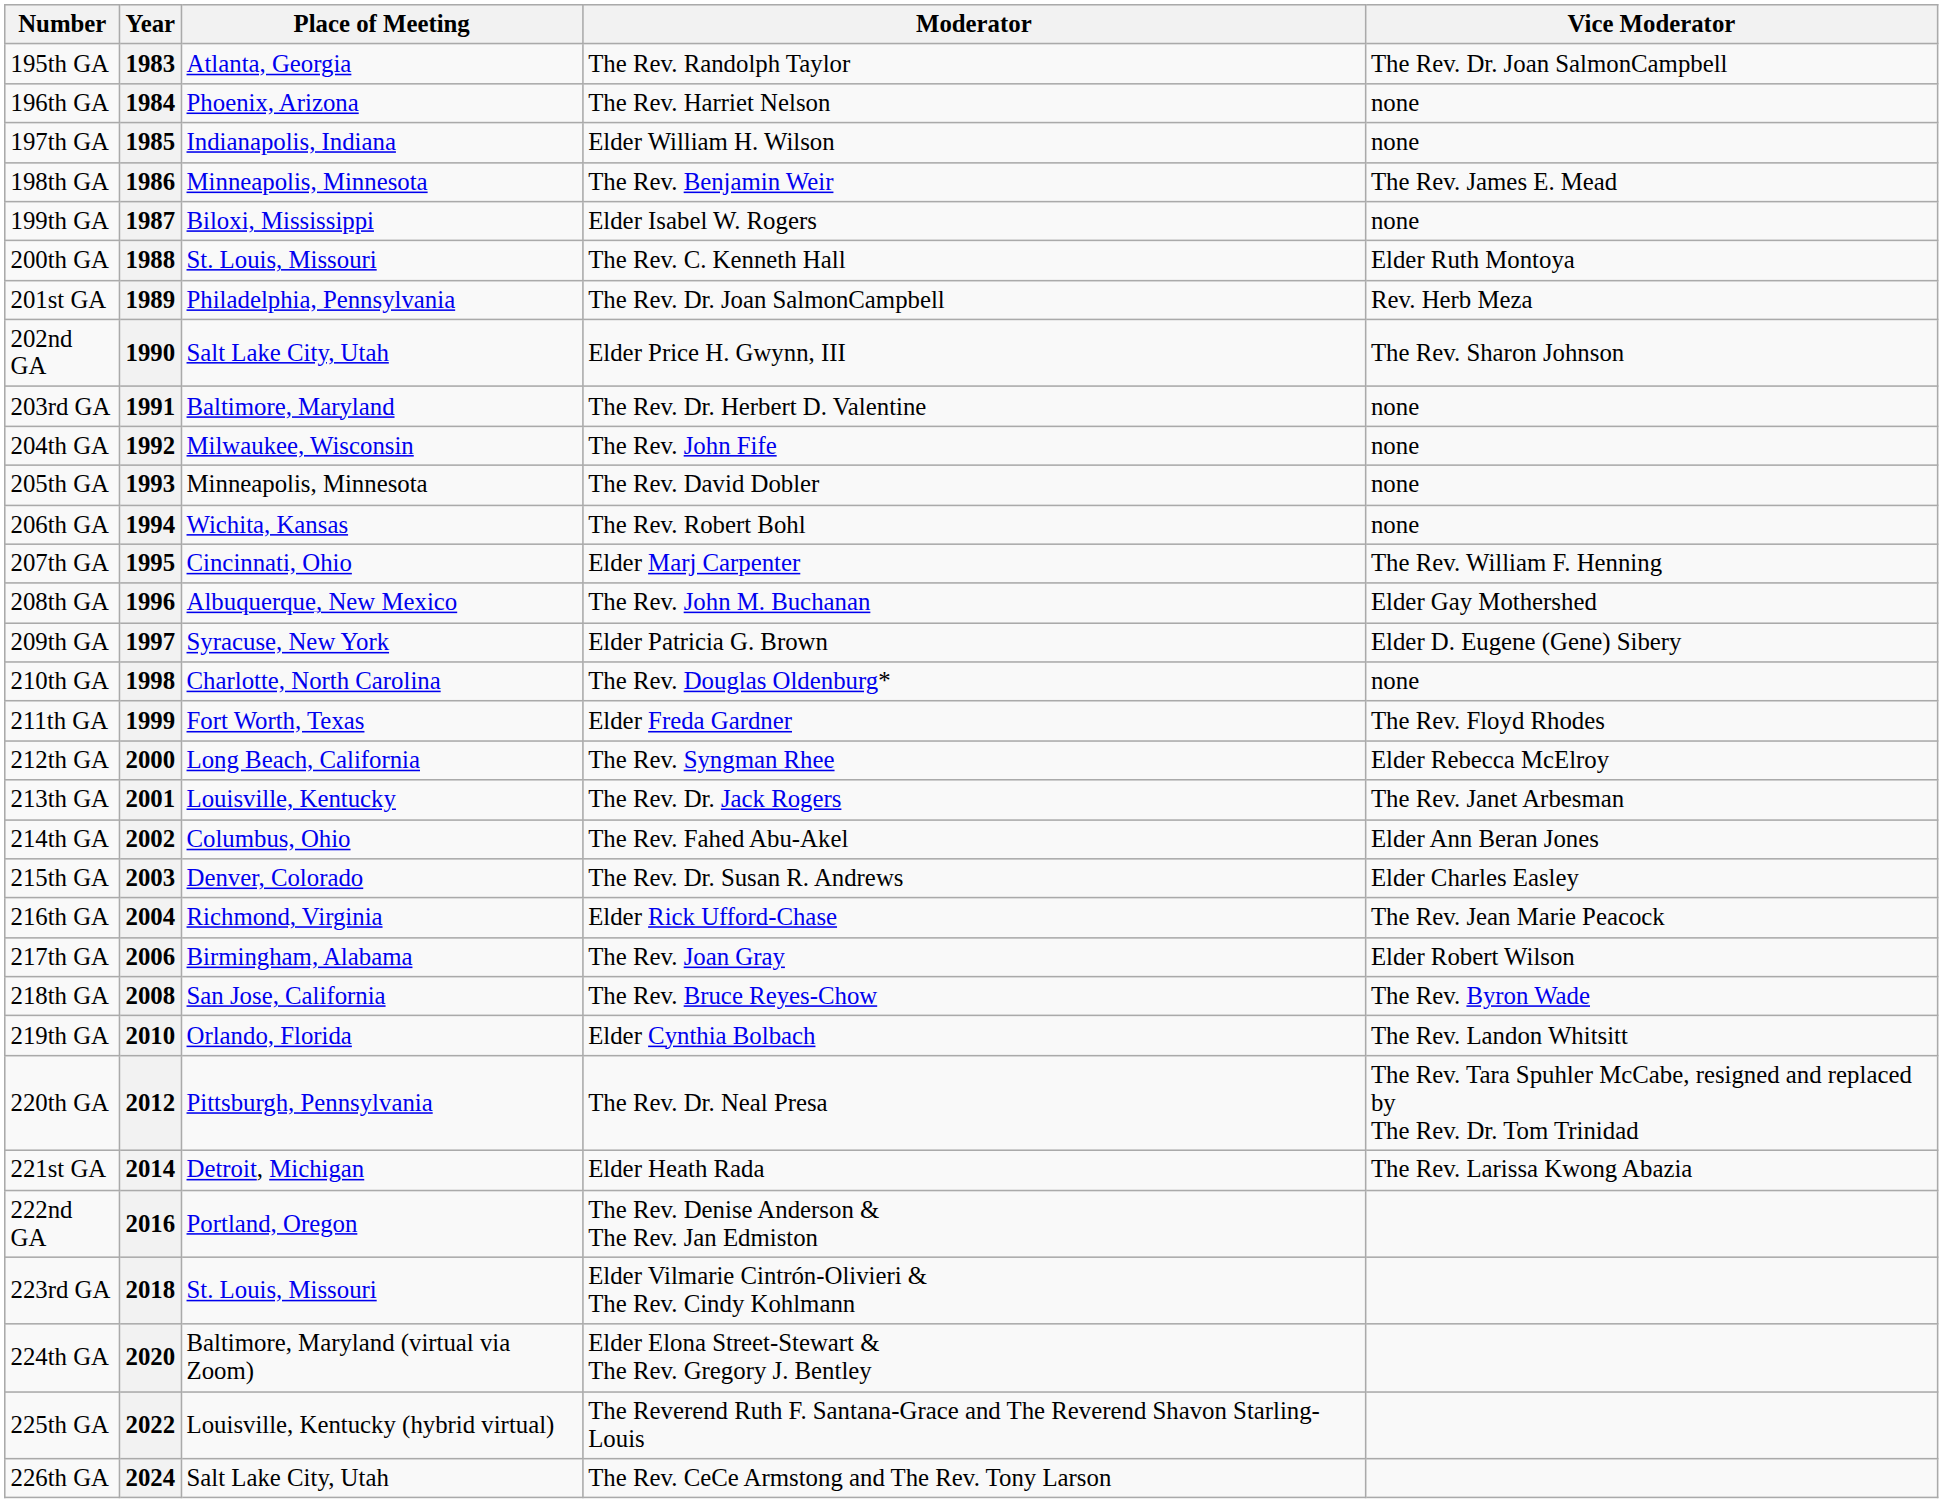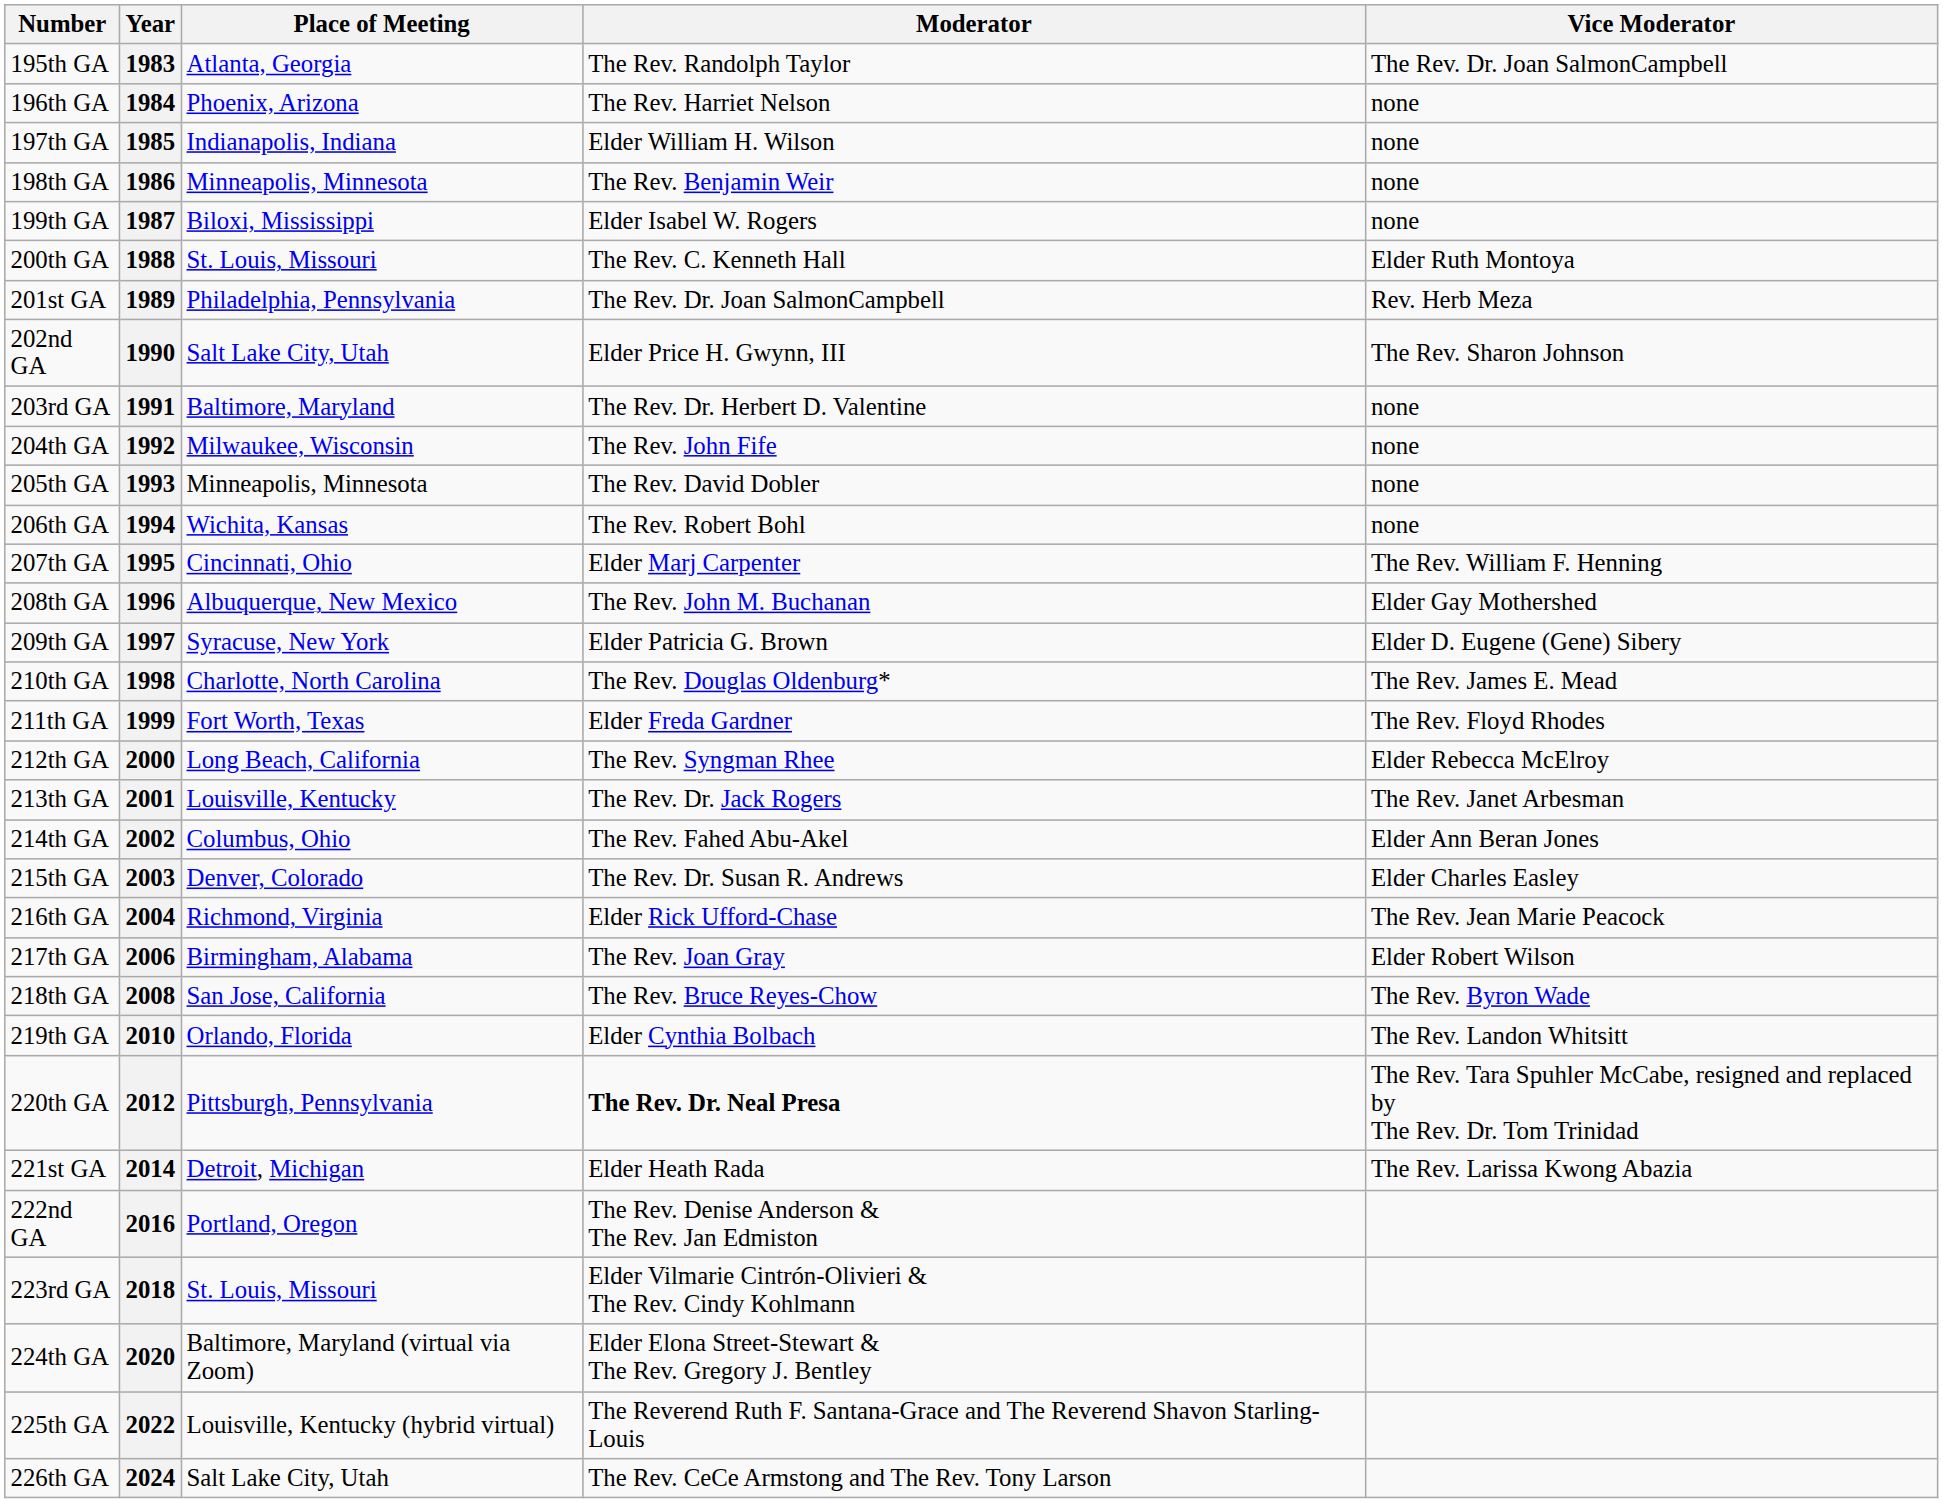(1494, 181) The Rev. James E. Mead -> (1395, 181) none
(1395, 681) none -> (1494, 681) The Rev. James E. Mead
(708, 1102) normal -> (714, 1102) bold
